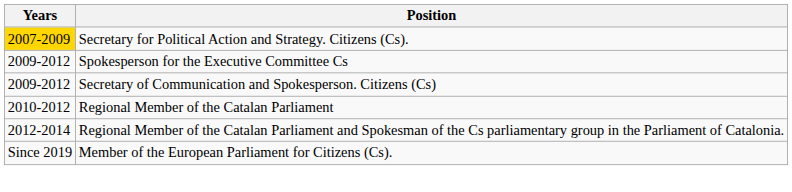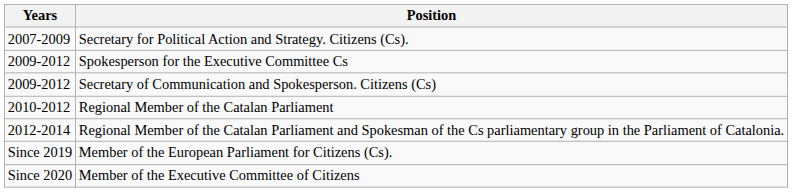(39, 38) gold background -> (39, 38) no background
+ row: (219, 175)
